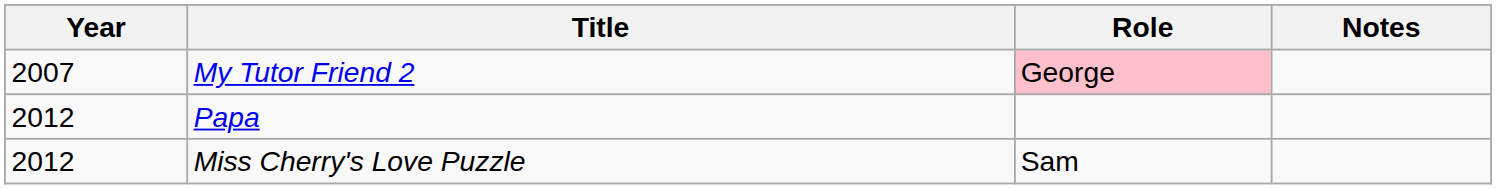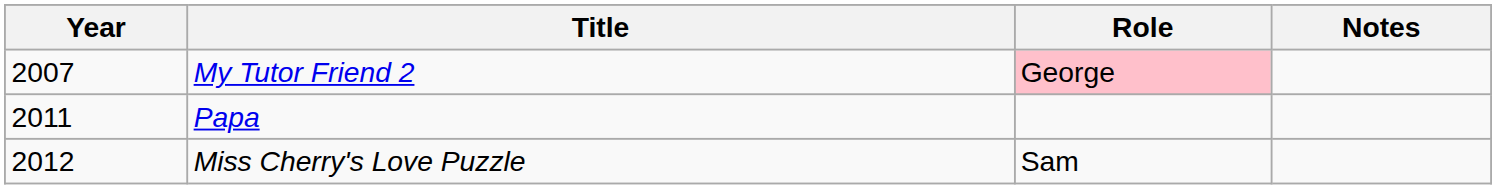(43, 117) 2012 -> (42, 117) 2011
